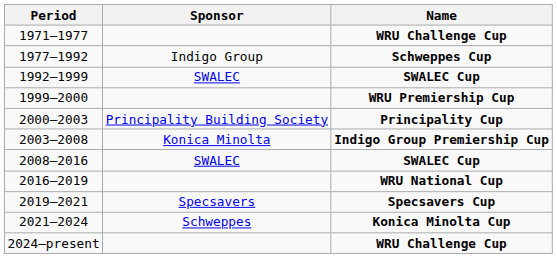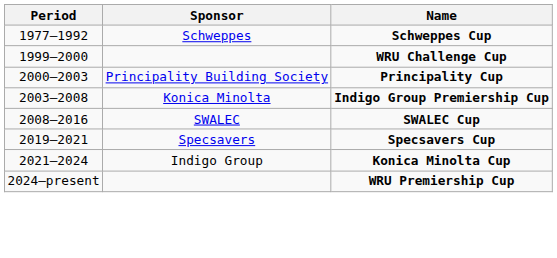- row: (54, 36)
(217, 56) Indigo Group -> (217, 36) Schweppes
- row: (54, 77)
(442, 98) WRU Premiership Cup -> (442, 56) WRU Challenge Cup
- row: (54, 181)
(217, 223) Schweppes -> (217, 160) Indigo Group
(442, 243) WRU Challenge Cup -> (442, 181) WRU Premiership Cup
